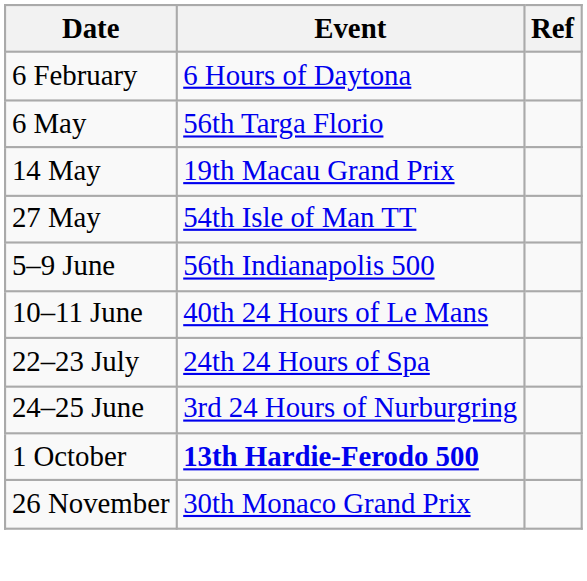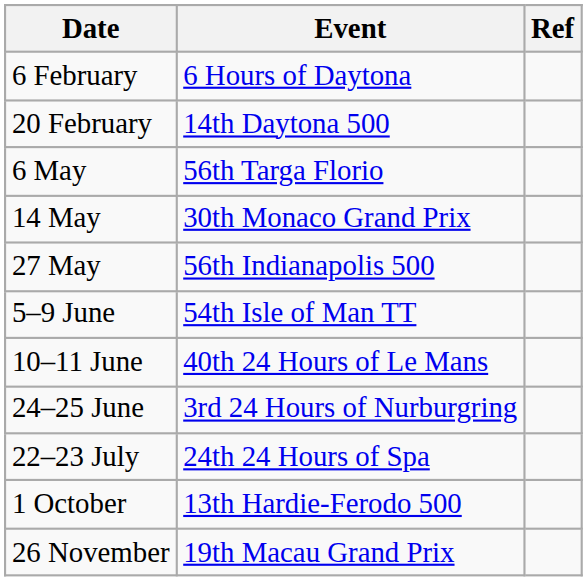+ row: (82, 123)
(319, 170) 19th Macau Grand Prix -> (327, 218) 30th Monaco Grand Prix
(300, 218) 54th Isle of Man TT -> (309, 265) 56th Indianapolis 500
(309, 265) 56th Indianapolis 500 -> (300, 313) 54th Isle of Man TT
rows swapped: (78, 408) <-> (76, 360)
(331, 455) bold -> (322, 503) normal
(327, 503) 30th Monaco Grand Prix -> (319, 551) 19th Macau Grand Prix
